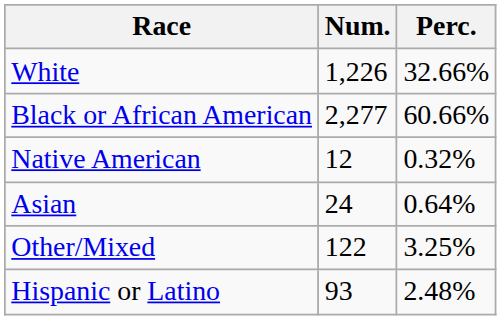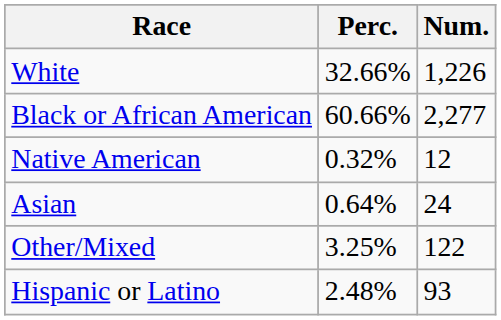columns swapped: (358, 26) <-> (446, 26)
